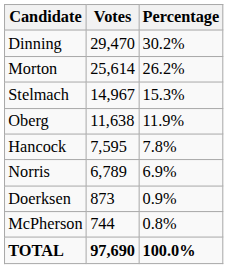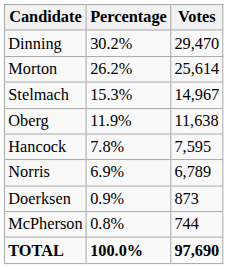columns swapped: (113, 17) <-> (181, 17)
